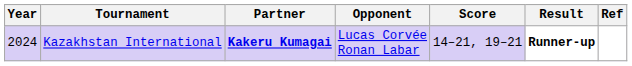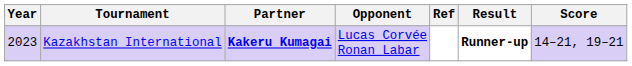columns swapped: (478, 15) <-> (612, 15)
(22, 43) 2024 -> (22, 43) 2023
